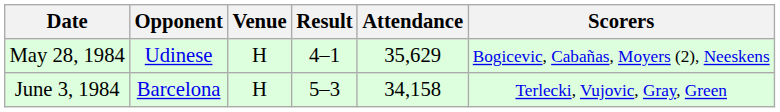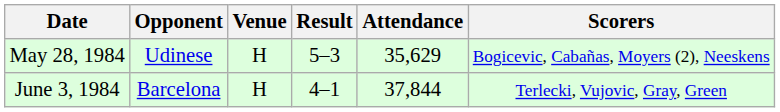(324, 55) 4–1 -> (324, 55) 5–3
(324, 89) 5–3 -> (324, 89) 4–1
(413, 89) 34,158 -> (413, 89) 37,844
